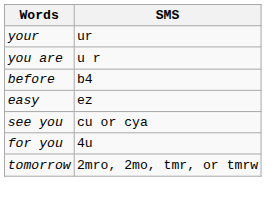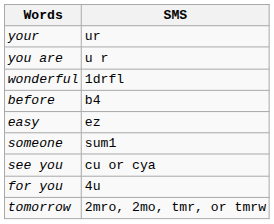+ row: (43, 79)
+ row: (35, 144)
